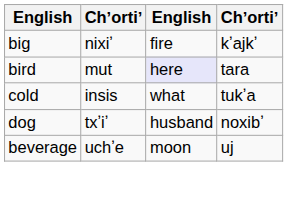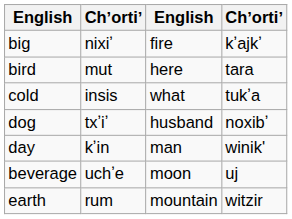(166, 69) lavender background -> (166, 69) no background
+ row: (22, 148)
+ row: (27, 200)
